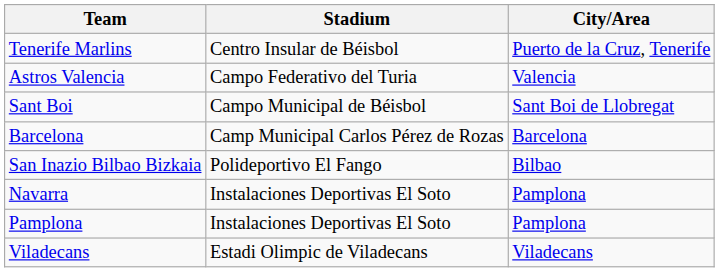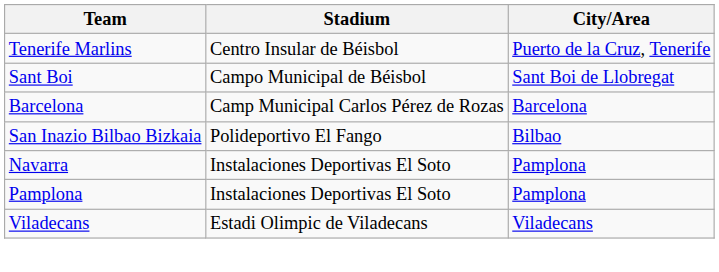- row: (67, 77)
